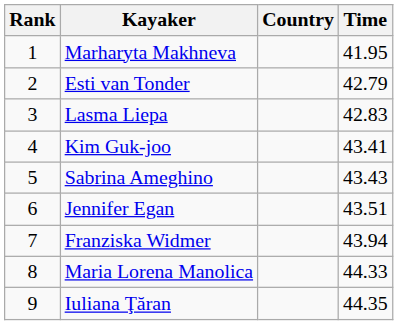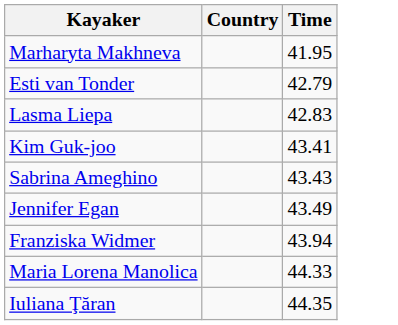- column: (32, 20)
(365, 209) 43.51 -> (310, 209) 43.49
